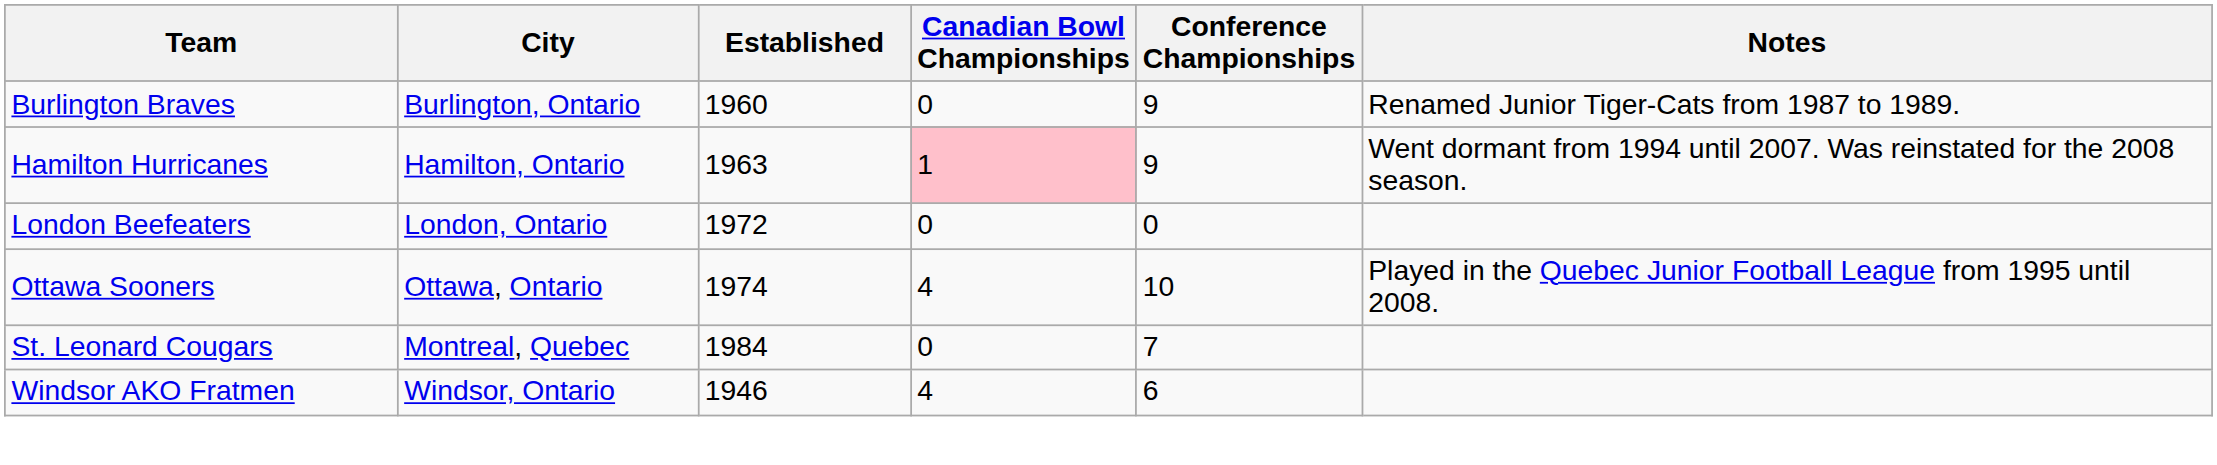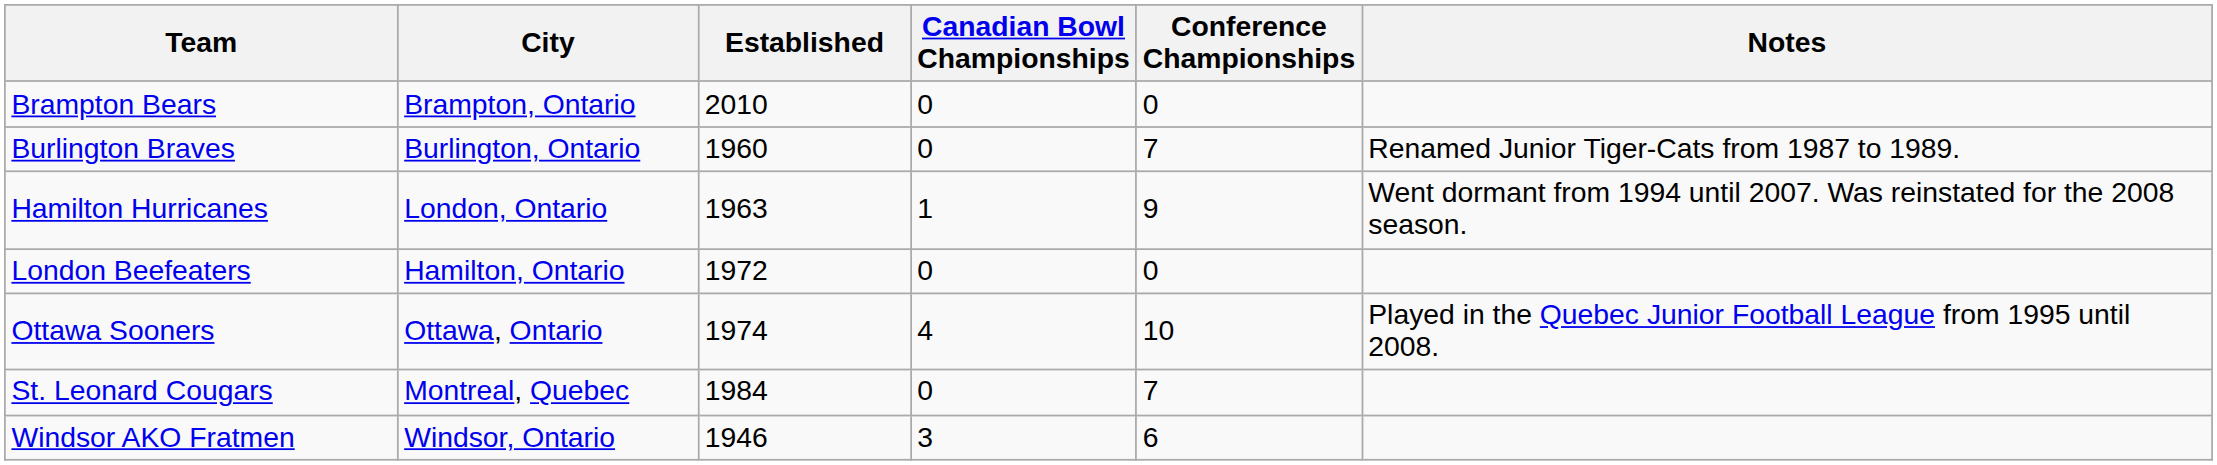+ row: (114, 103)
(1151, 103) 9 -> (1151, 148) 7
(514, 164) Hamilton, Ontario -> (506, 209) London, Ontario
(925, 164) pink background -> (925, 209) no background
(506, 225) London, Ontario -> (514, 270) Hamilton, Ontario
(925, 392) 4 -> (925, 436) 3
